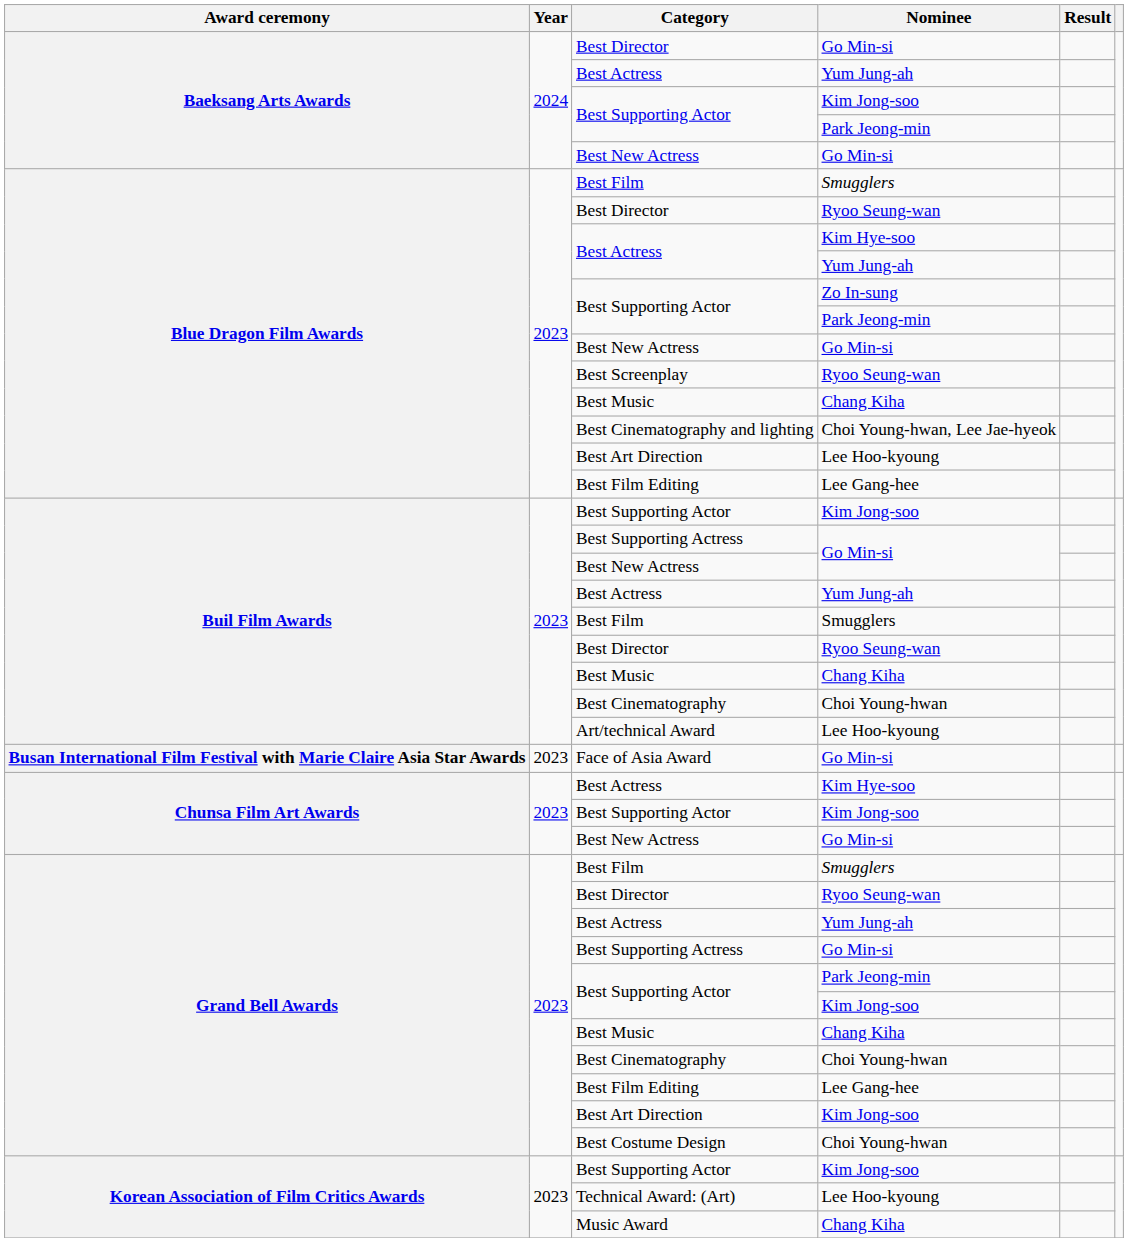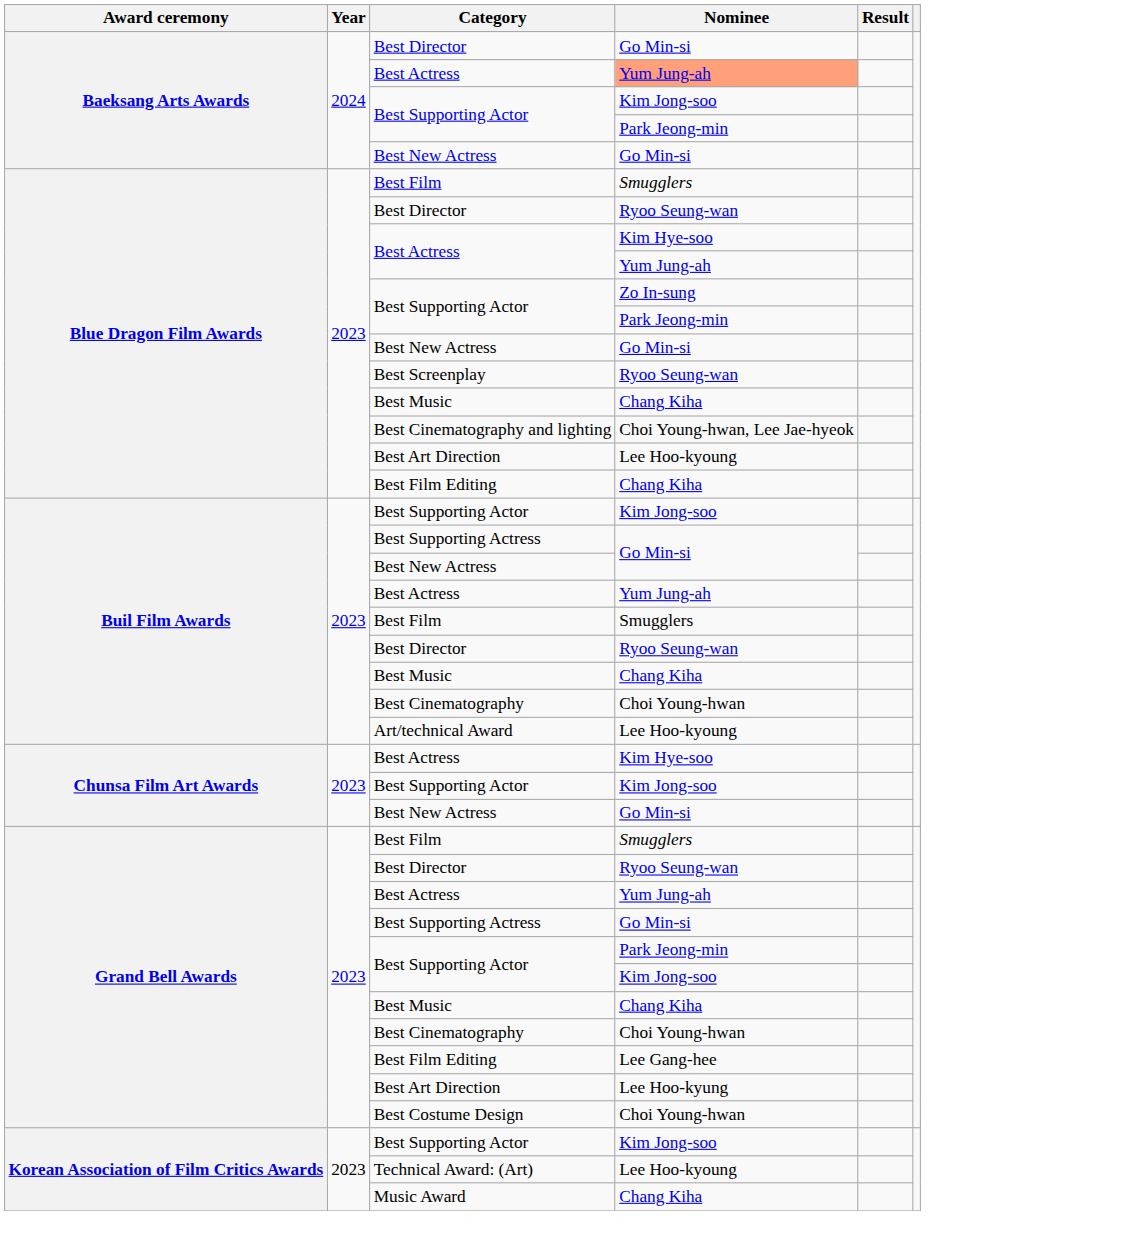(867, 73) no background -> (665, 73) lightsalmon background
(870, 484) Lee Gang-hee -> (661, 484) Chang Kiha
- row: (267, 758)
(870, 1114) Kim Jong-soo -> (674, 1086) Lee Hoo-kyung
